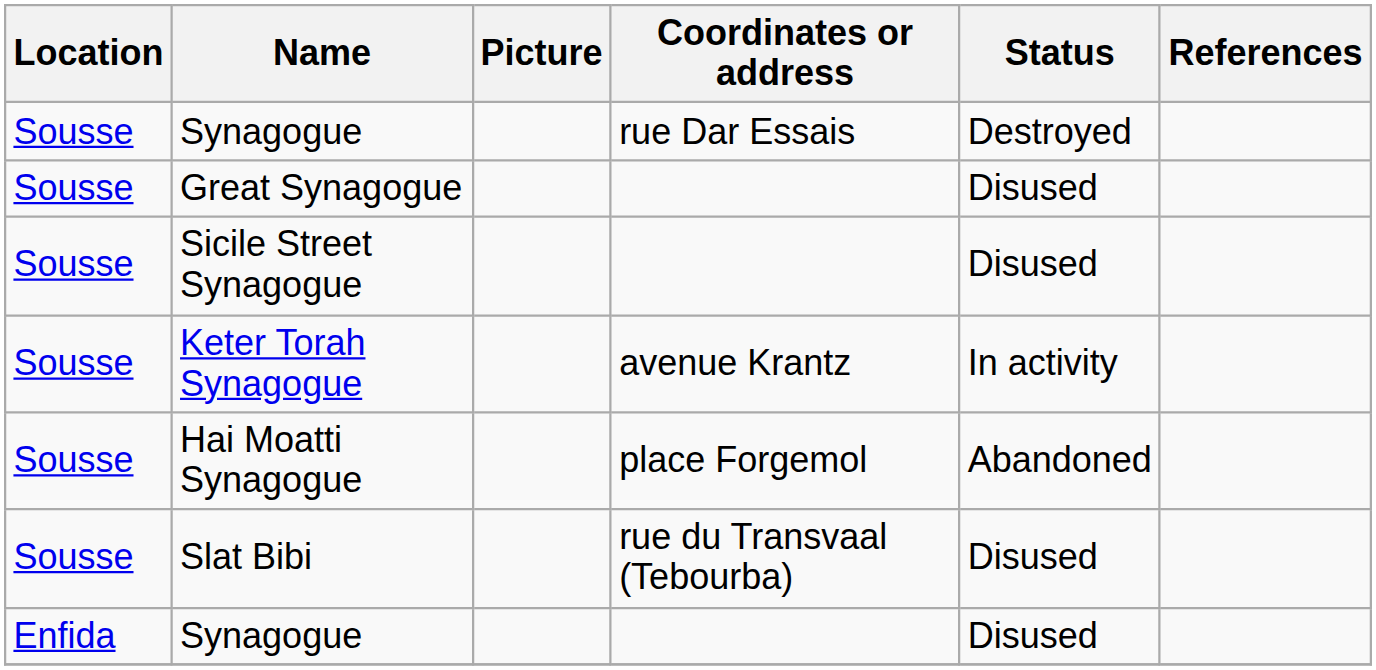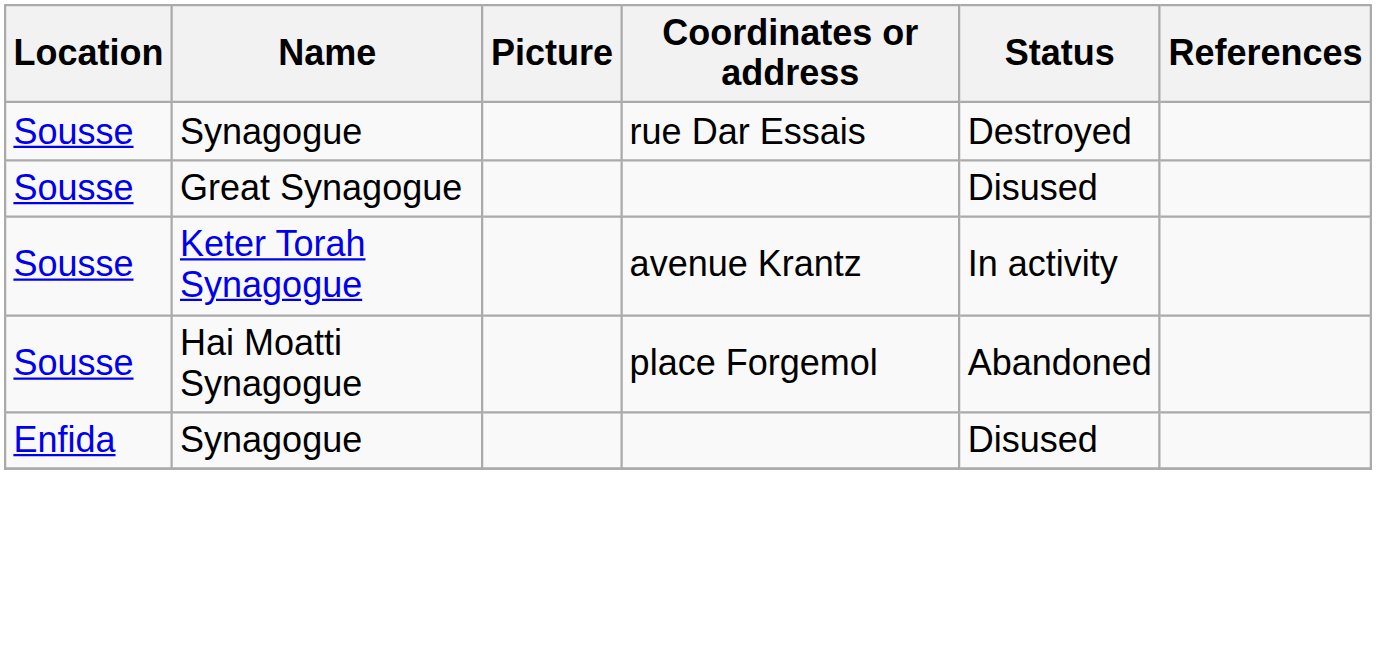- row: (276, 265)
- row: (246, 557)
